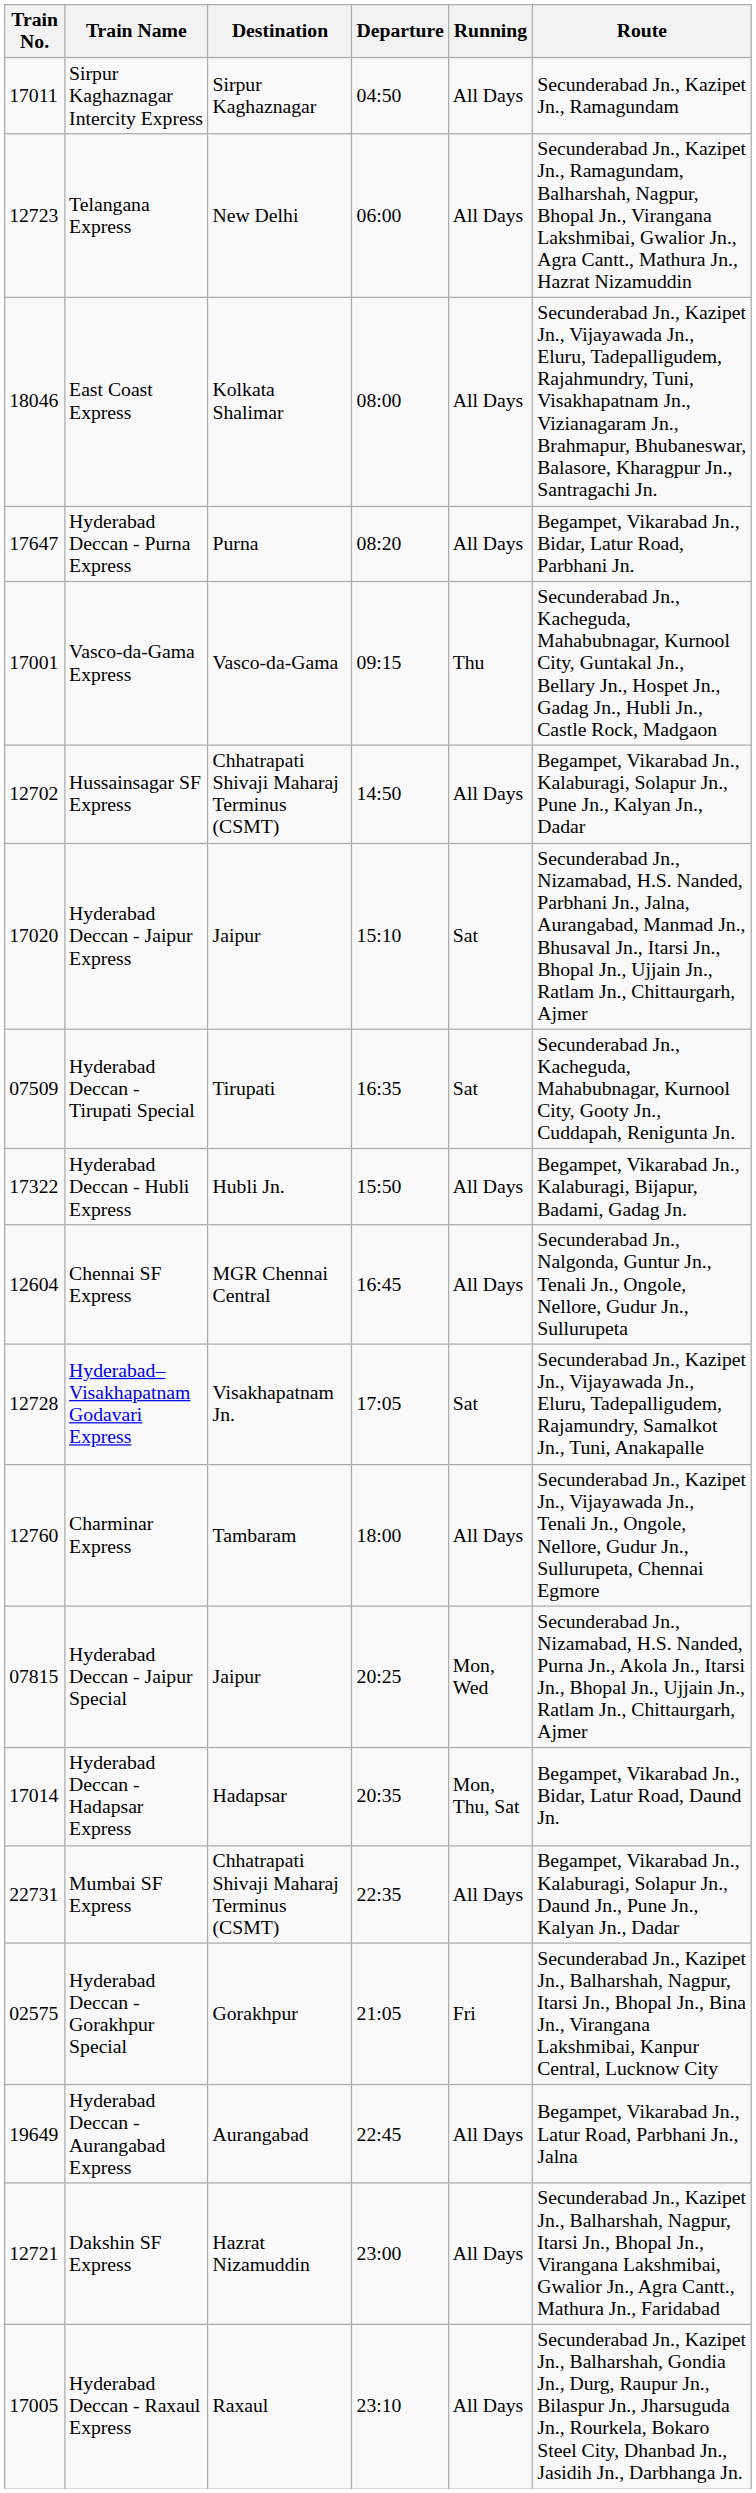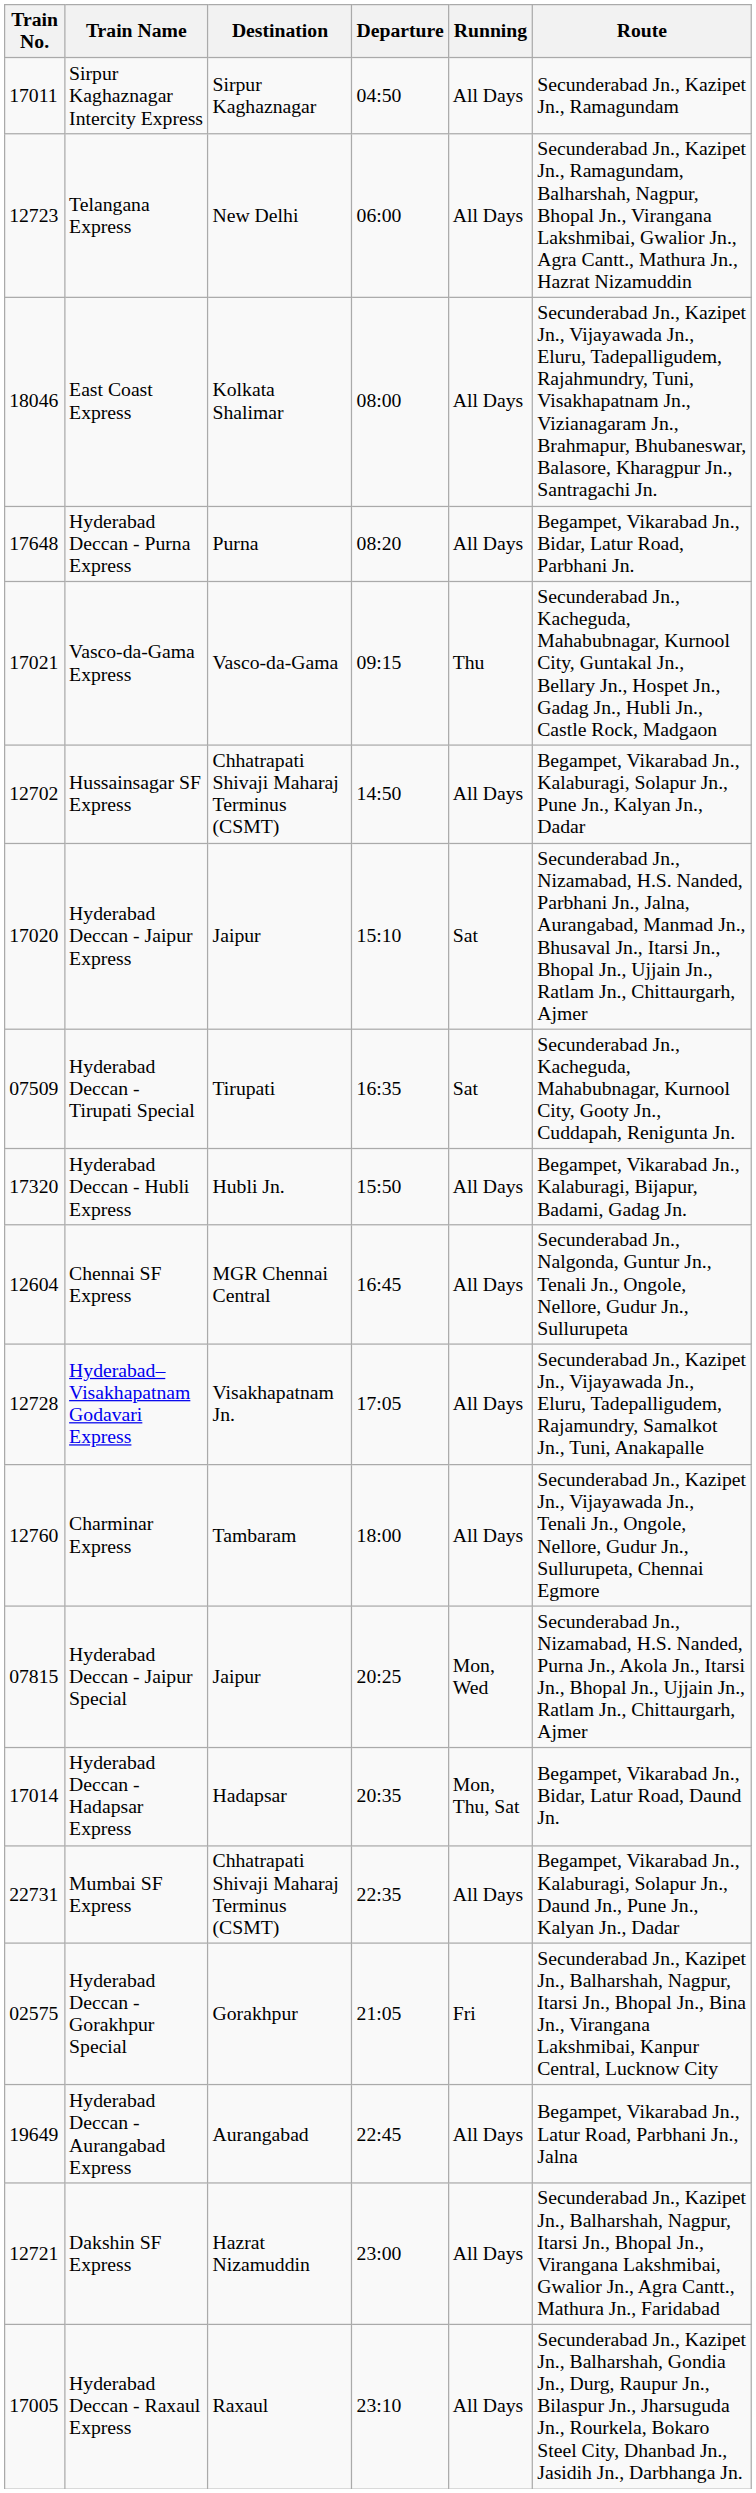(34, 543) 17647 -> (34, 543) 17648
(34, 663) 17001 -> (34, 663) 17021
(34, 1186) 17322 -> (34, 1186) 17320
(465, 1404) Sat -> (488, 1404) All Days
